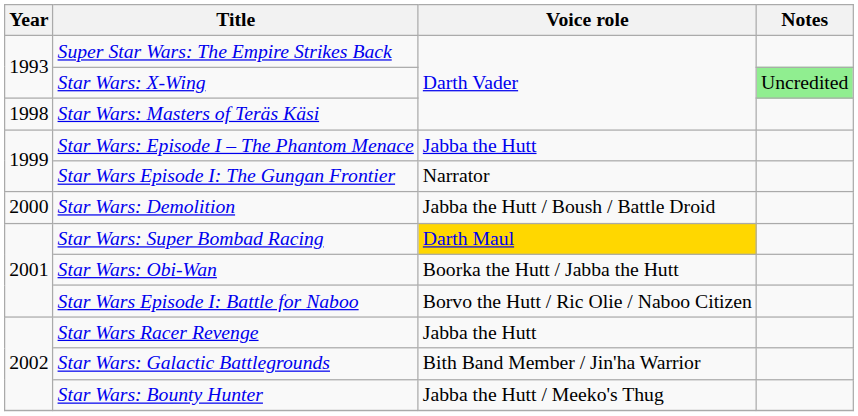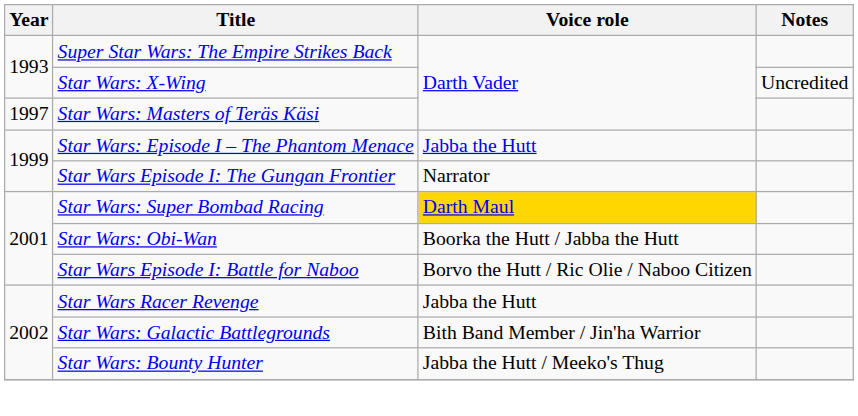(805, 82) lightgreen background -> (805, 82) no background
(29, 113) 1998 -> (29, 113) 1997
- row: (146, 207)
